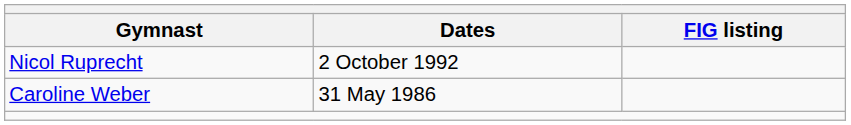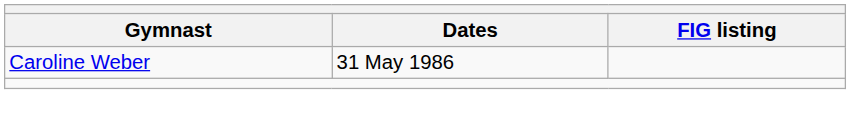- row: (76, 62)
